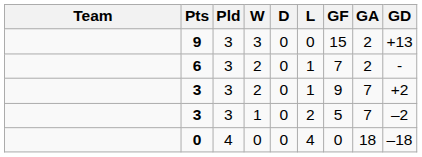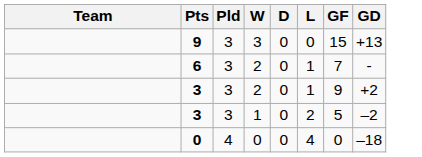- column: (368, 16)
